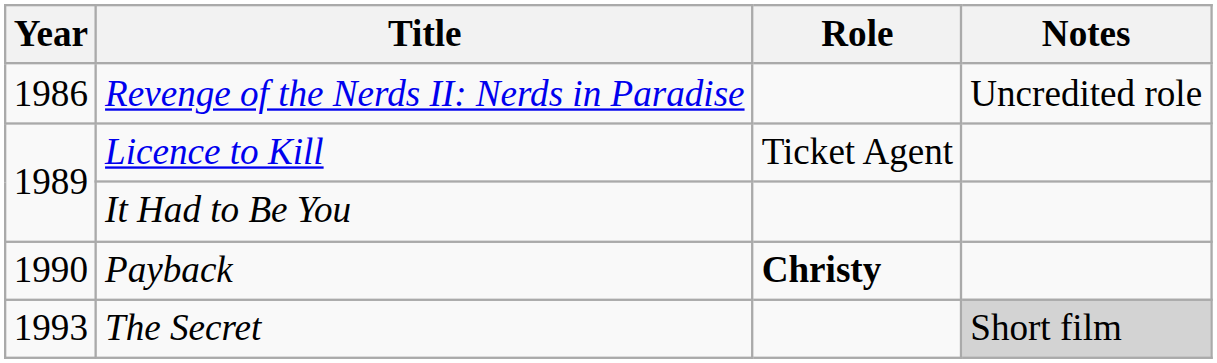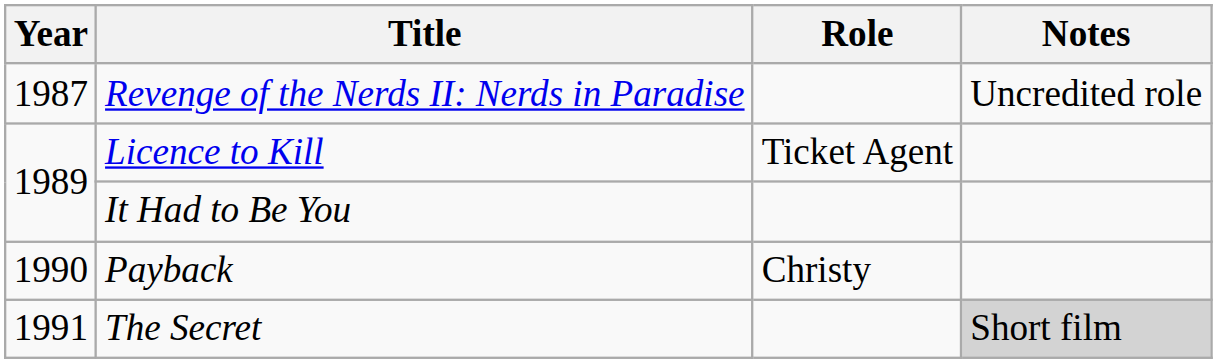(51, 92) 1986 -> (51, 92) 1987
(821, 269) bold -> (816, 269) normal
(51, 328) 1993 -> (51, 328) 1991
